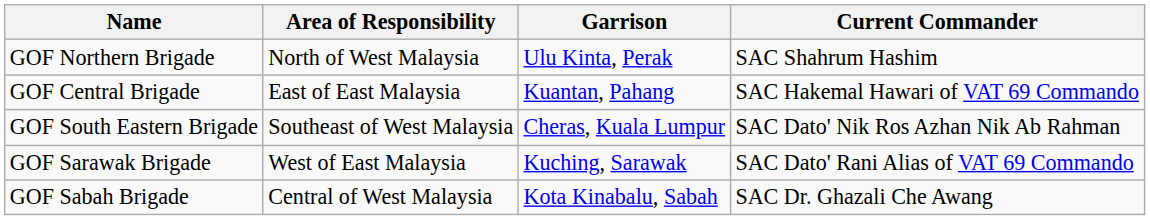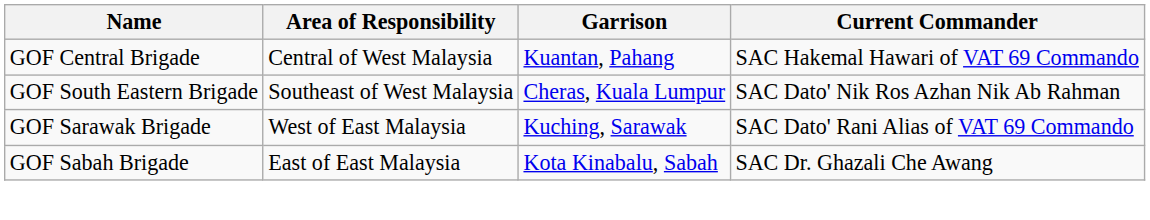- row: (112, 57)
(364, 92) East of East Malaysia -> (380, 57) Central of West Malaysia
(380, 197) Central of West Malaysia -> (364, 162) East of East Malaysia
